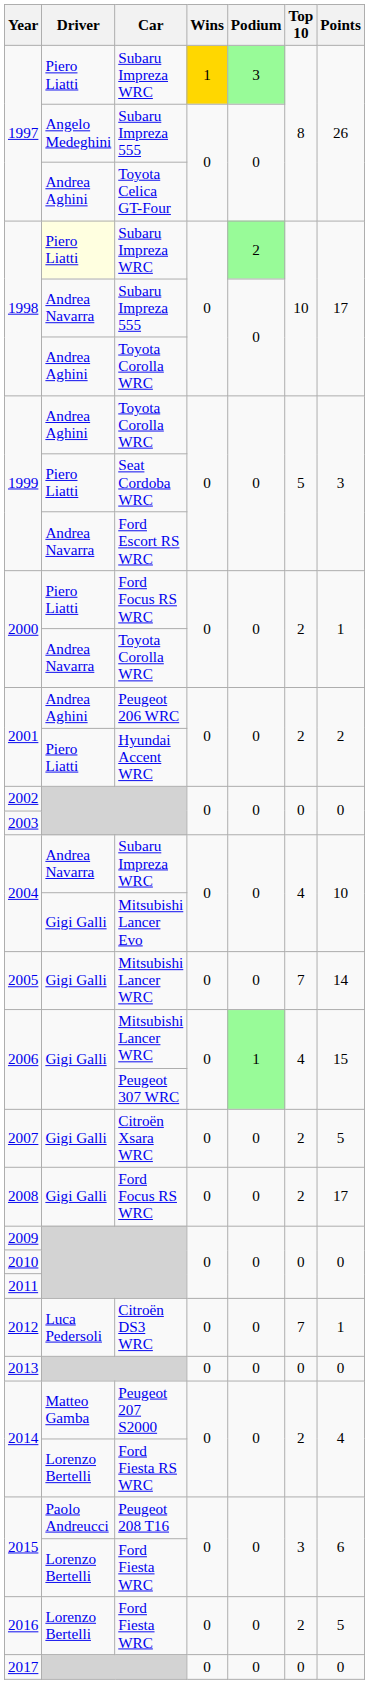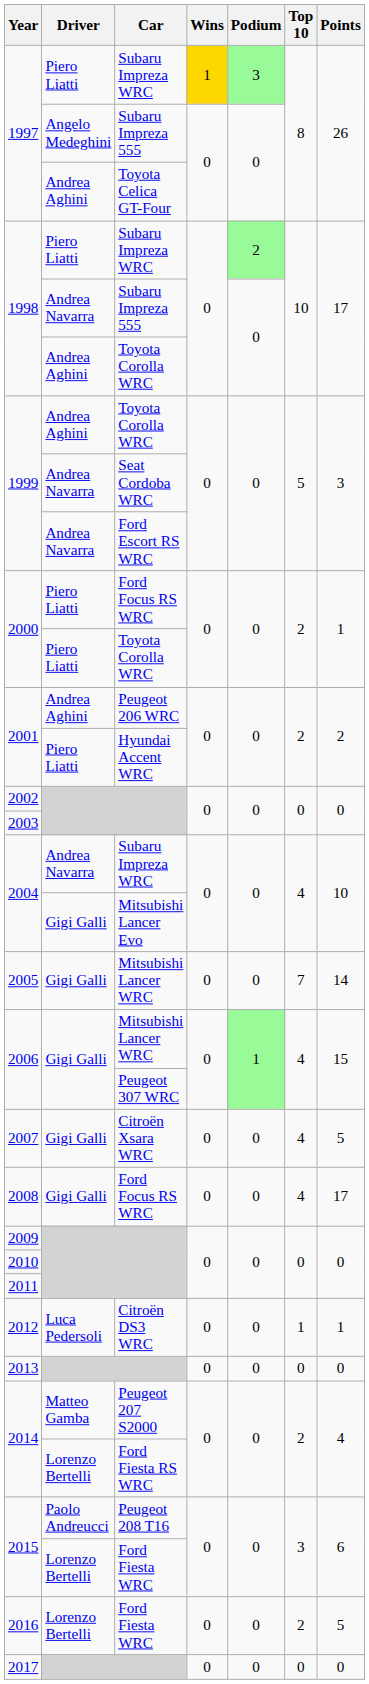(62, 249) lightyellow background -> (62, 249) no background
(62, 483) Piero Liatti -> (70, 483) Andrea Navarra
(70, 657) Andrea Navarra -> (62, 657) Piero Liatti
(301, 1138) 2 -> (301, 1138) 4
(301, 1196) 2 -> (301, 1196) 4
(301, 1327) 7 -> (301, 1327) 1
